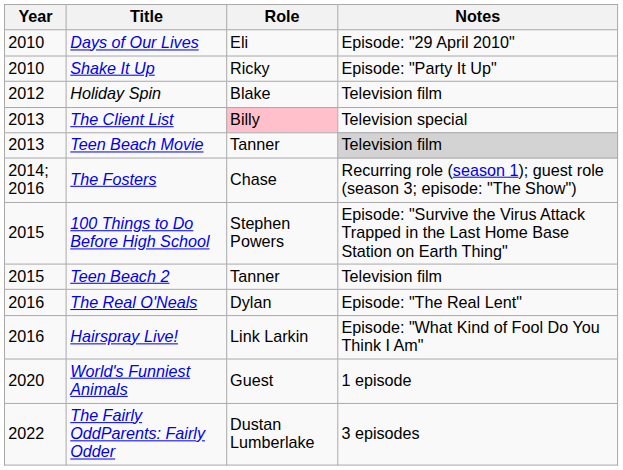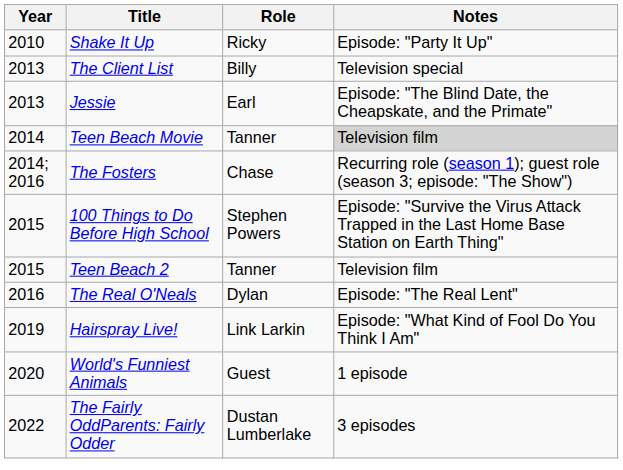- row: (134, 42)
- row: (116, 94)
(245, 119) pink background -> (242, 68) no background
+ row: (93, 103)
(26, 145) 2013 -> (26, 138) 2014
(26, 337) 2016 -> (26, 329) 2019
